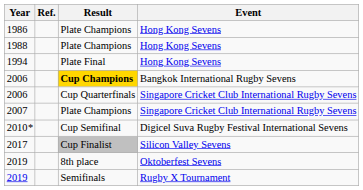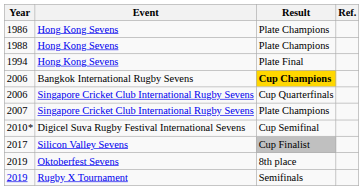columns swapped: (248, 12) <-> (47, 12)
